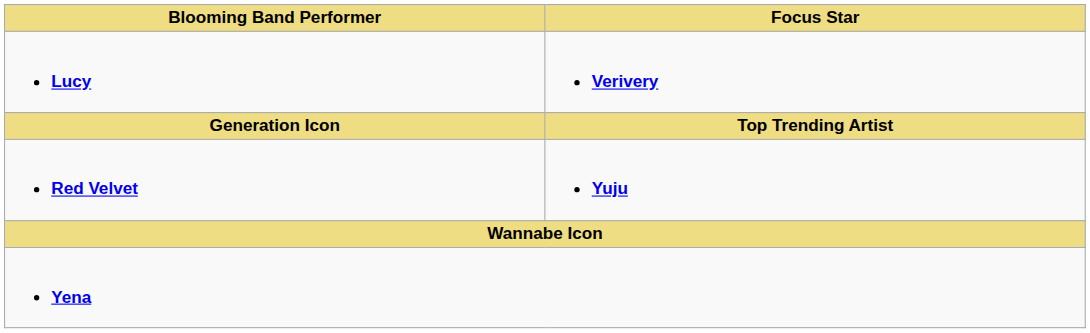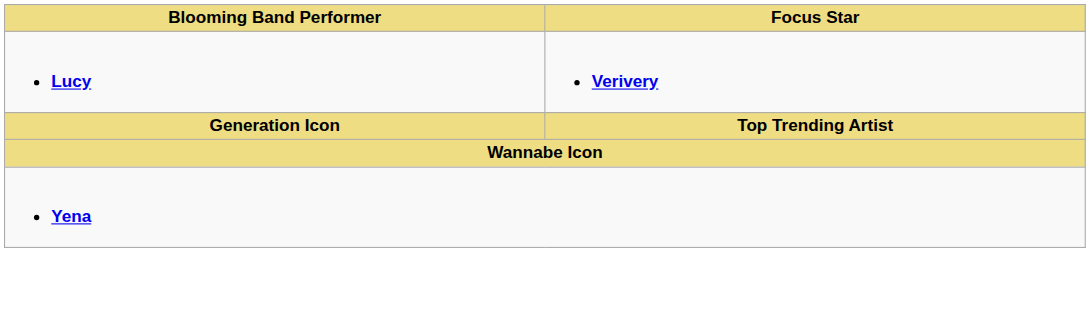- row: (275, 189)
